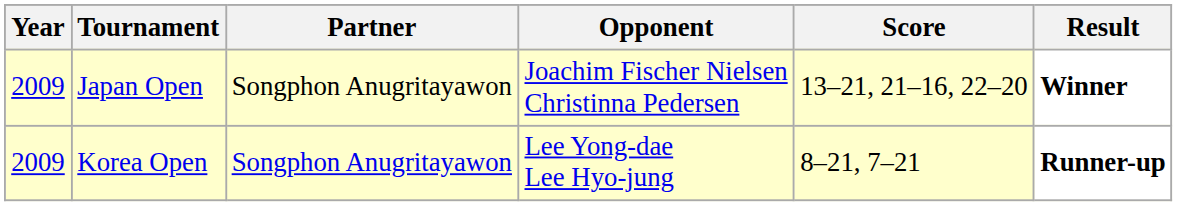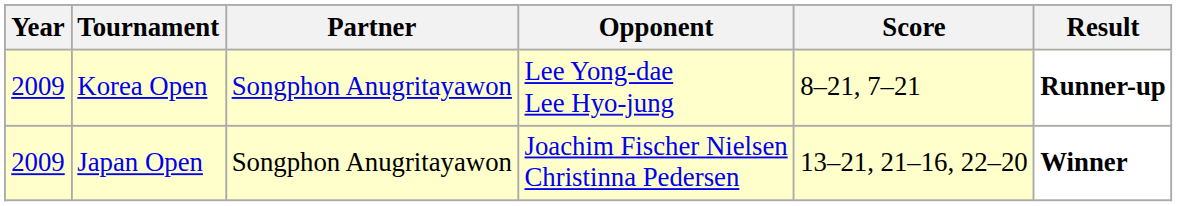rows swapped: (142, 162) <-> (140, 86)
